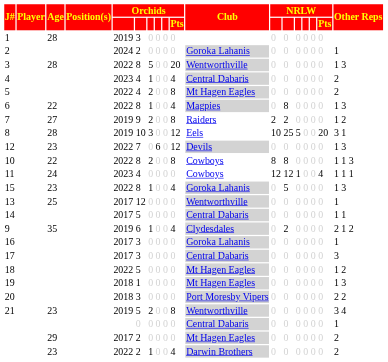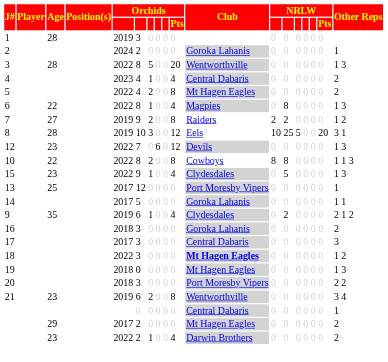- row: (10, 174)
(138, 187) 8 -> (138, 174) 9
(218, 187) Goroka Lahanis -> (210, 174) Clydesdales
(217, 201) Wentworthville -> (227, 187) Port Moresby Vipers
(217, 215) Central Dabaris -> (218, 201) Goroka Lahanis
(123, 242) 2017 -> (123, 228) 2018
(336, 242) 1 -> (336, 228) 2
(138, 269) 5 -> (138, 256) 3
(221, 269) normal -> (223, 256) bold
(138, 283) 1 -> (138, 269) 0
(138, 310) 5 -> (138, 297) 6
